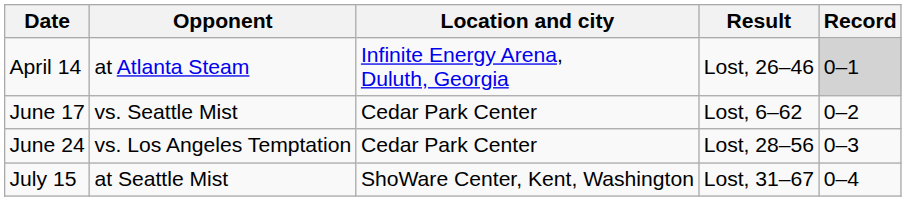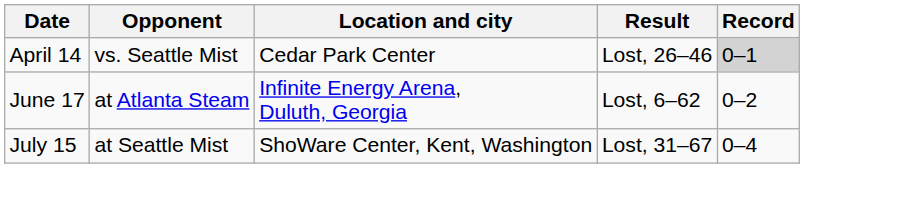(172, 66) at Atlanta Steam -> (166, 54) vs. Seattle Mist
(462, 66) Infinite Energy Arena, Duluth, Georgia -> (347, 54) Cedar Park Center
(166, 111) vs. Seattle Mist -> (172, 100) at Atlanta Steam
(449, 111) Cedar Park Center -> (360, 100) Infinite Energy Arena, Duluth, Georgia
- row: (47, 145)
